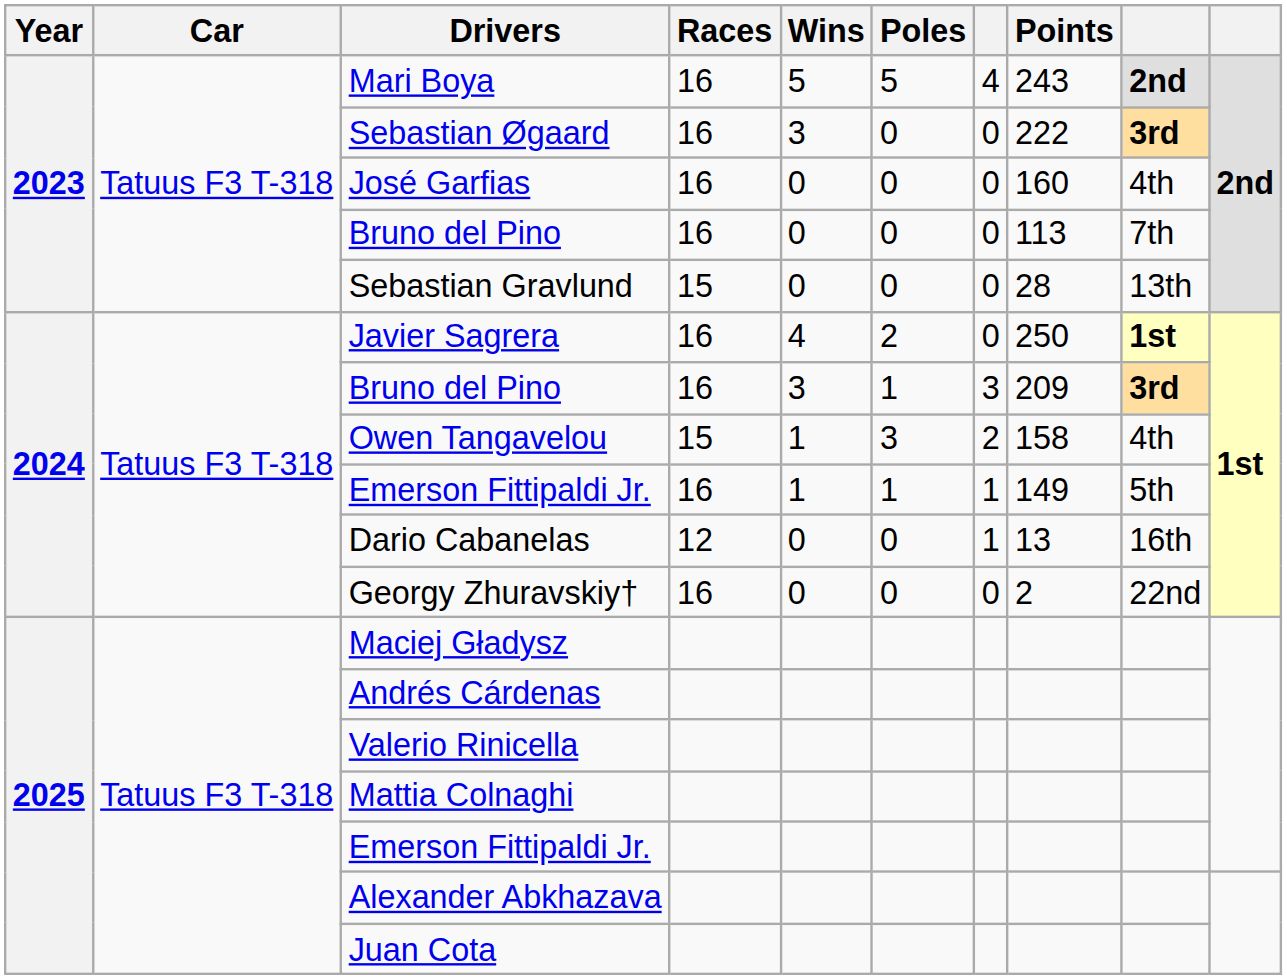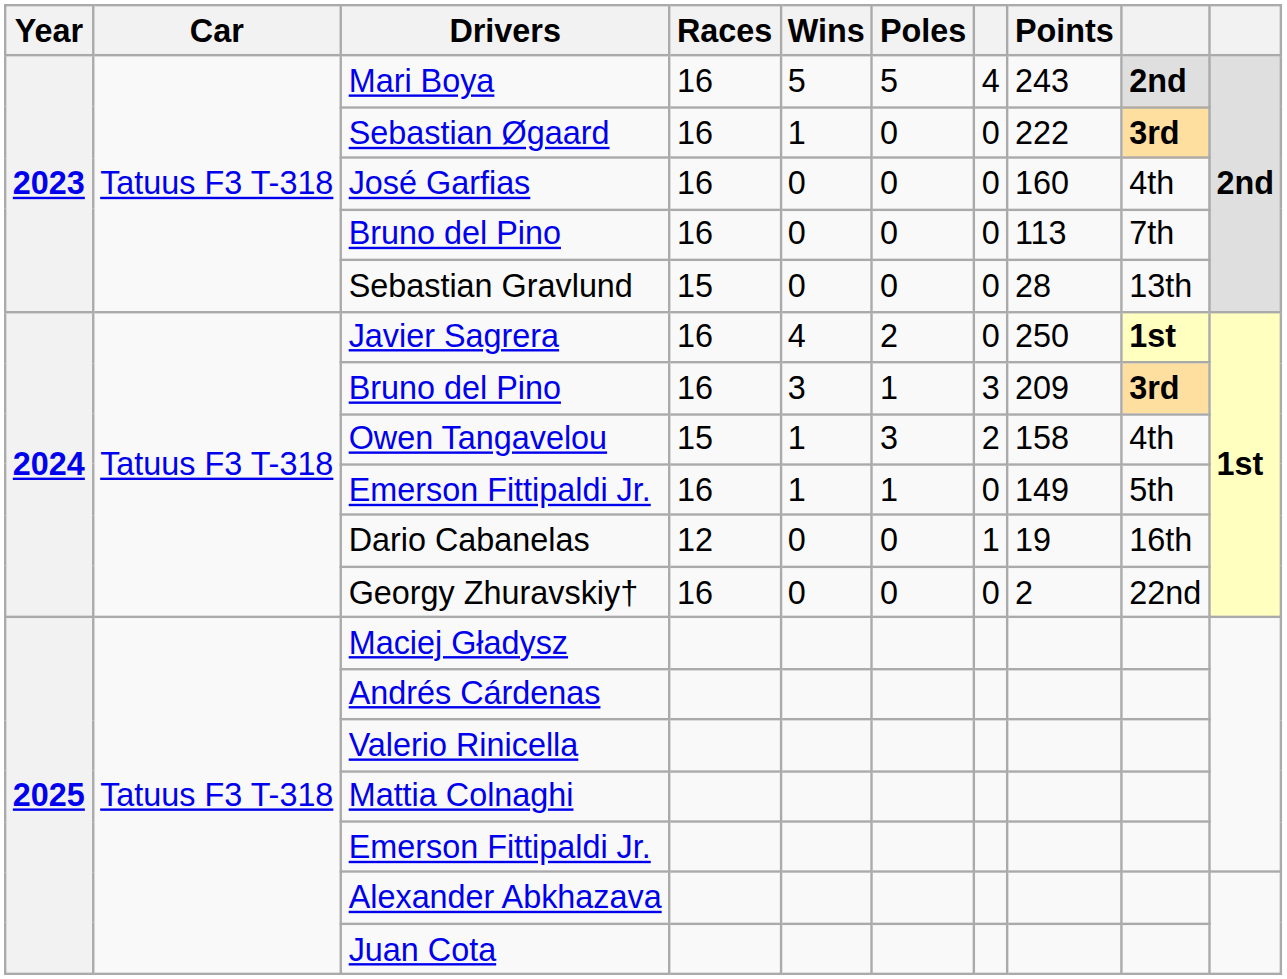(797, 132) 3 -> (797, 132) 1
(991, 489) 1 -> (991, 489) 0
(1033, 541) 13 -> (1033, 541) 19
